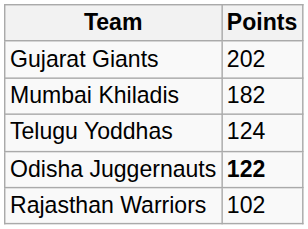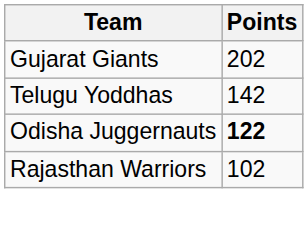- row: (95, 95)
(246, 132) 124 -> (246, 95) 142
